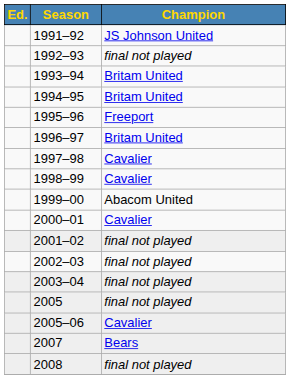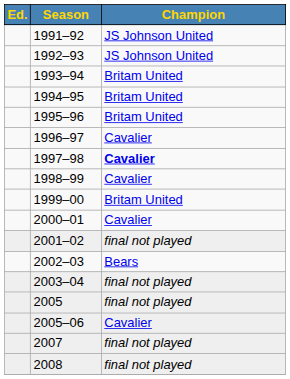(148, 55) final not played -> (159, 55) JS Johnson United
(129, 117) Freeport -> (144, 117) Britam United
(144, 138) Britam United -> (128, 138) Cavalier
(128, 158) normal -> (130, 158) bold
(149, 199) Abacom United -> (144, 199) Britam United
(148, 261) final not played -> (121, 261) Bears
(121, 343) Bears -> (148, 343) final not played
